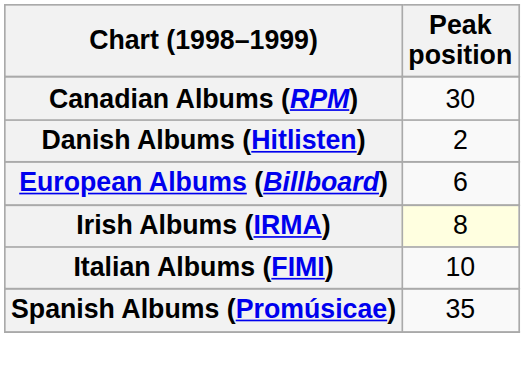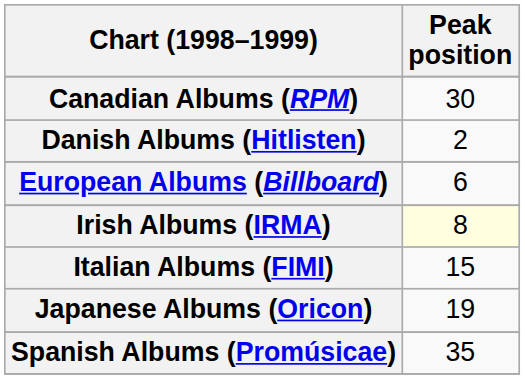(460, 267) 10 -> (460, 267) 15
+ row: (204, 310)
